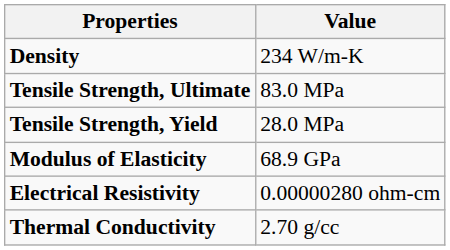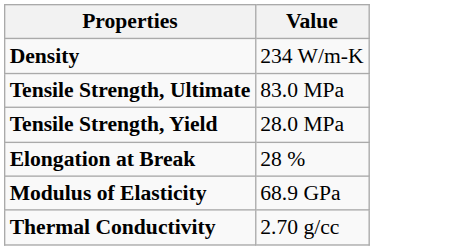+ row: (102, 158)
- row: (105, 192)
